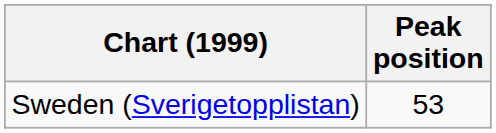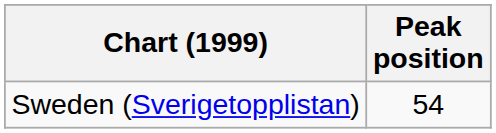(428, 104) 53 -> (428, 104) 54
